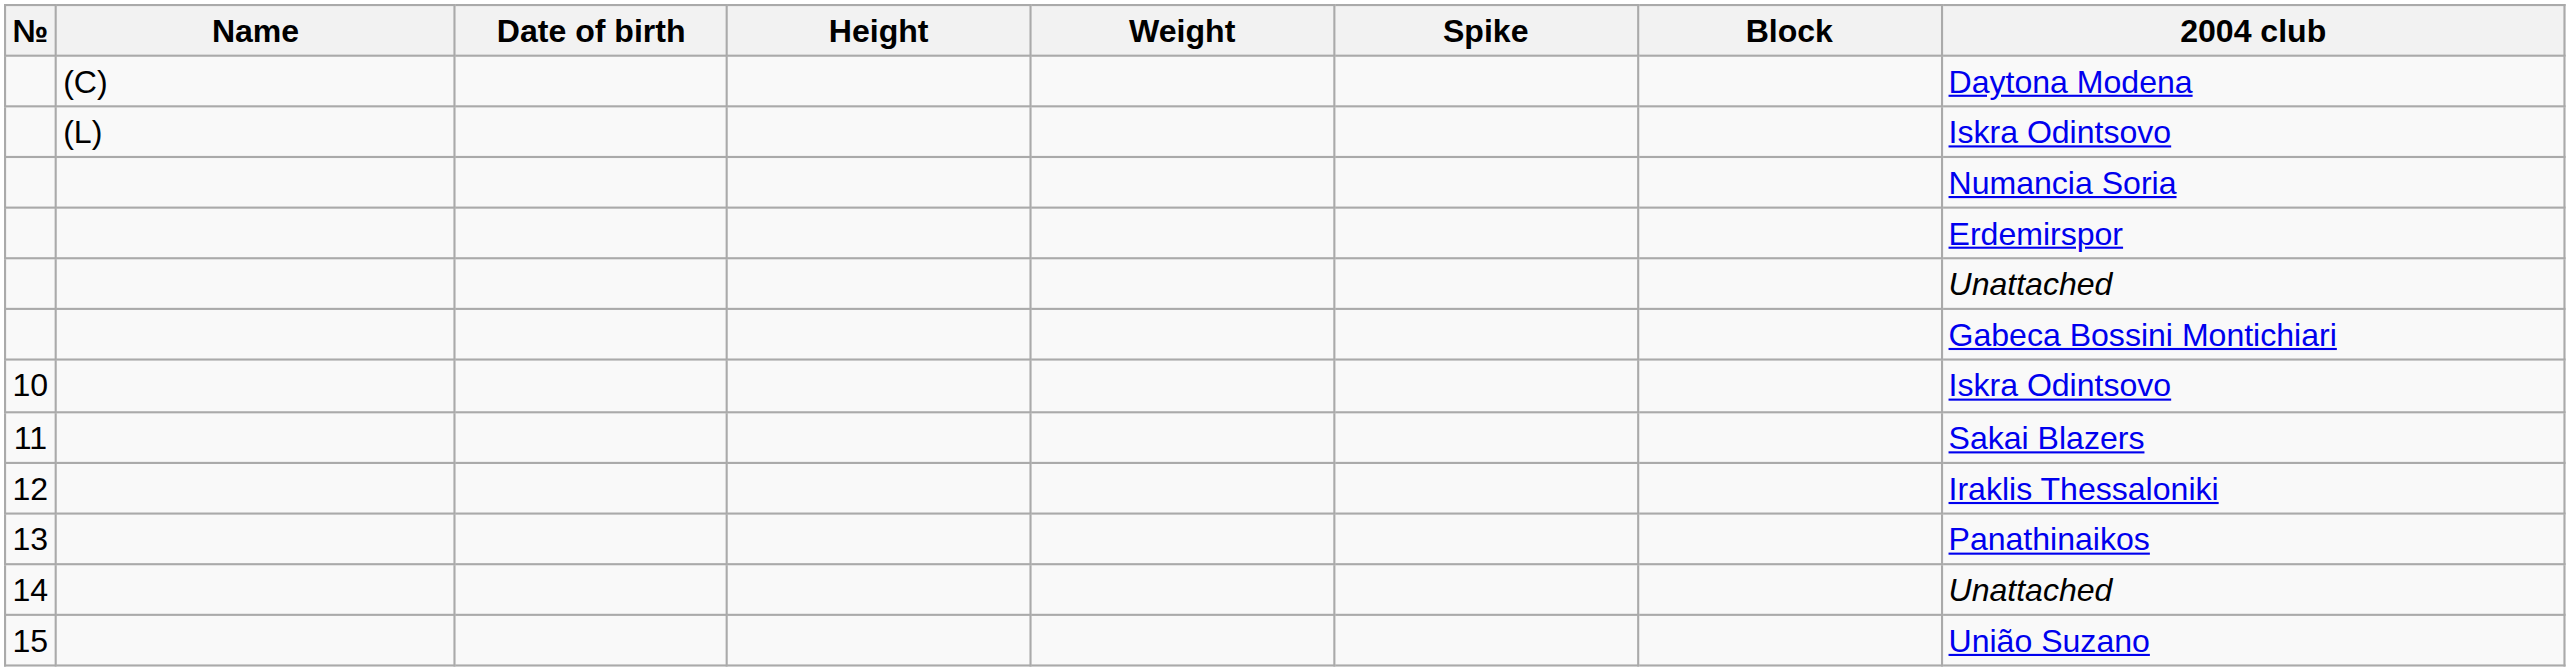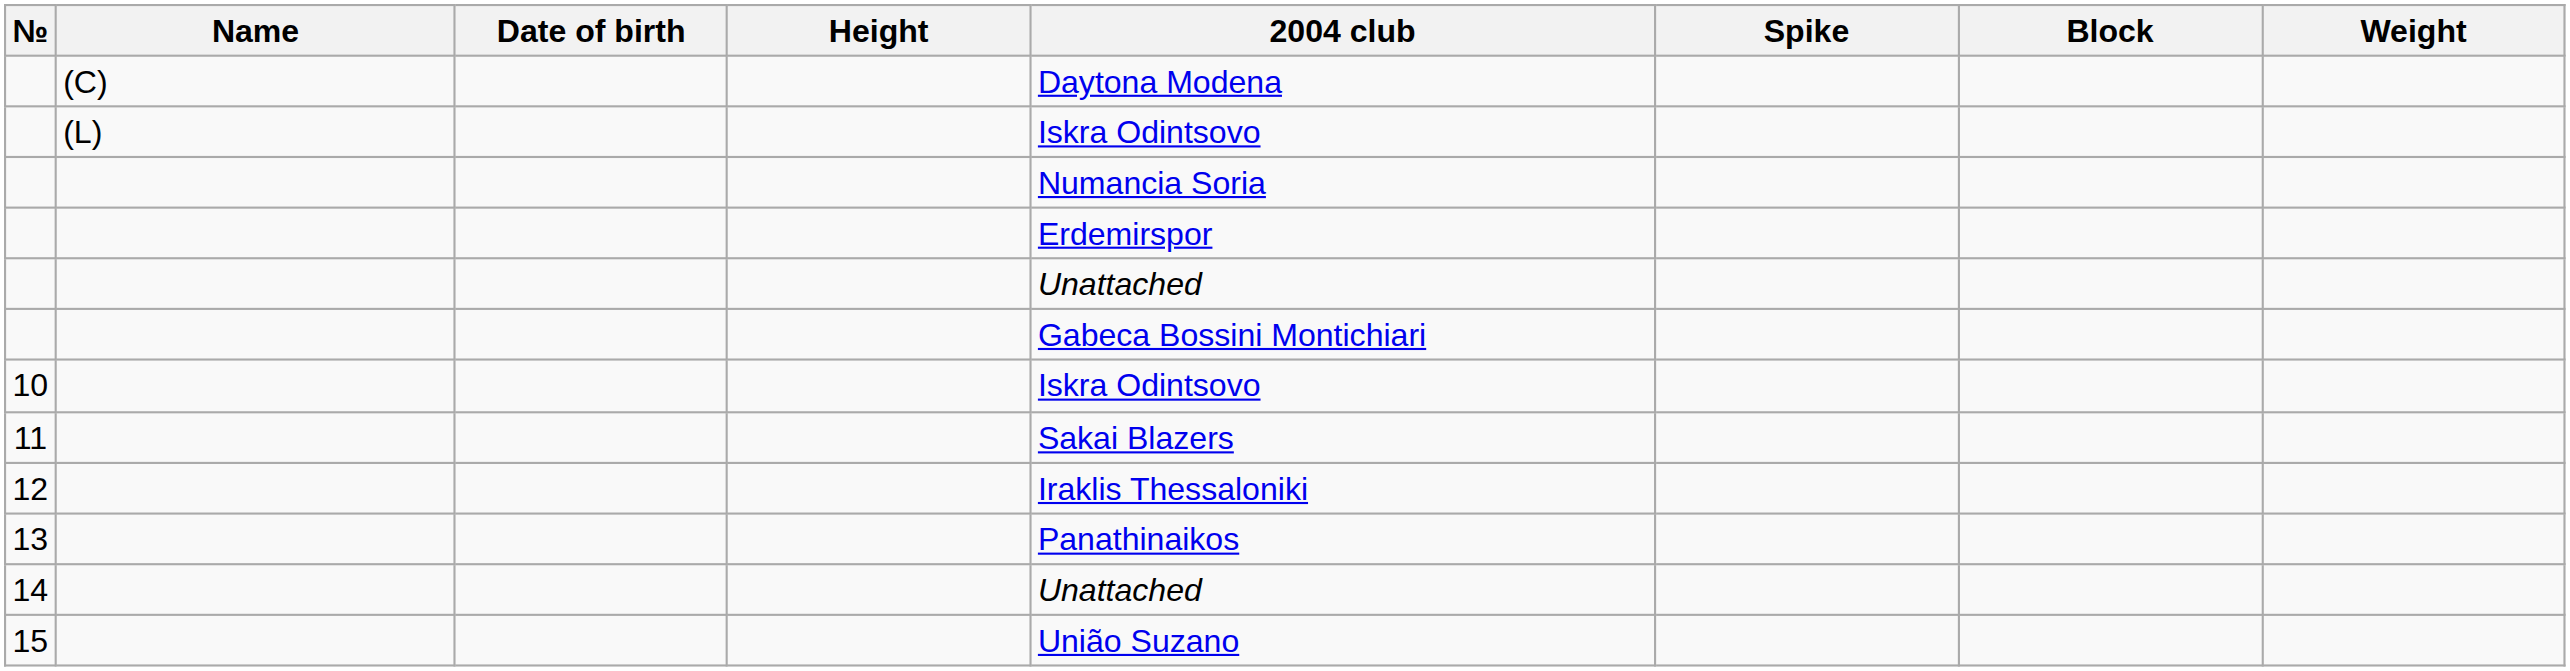columns swapped: (1182, 31) <-> (2253, 31)
